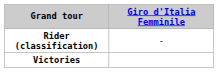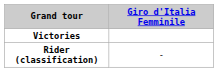rows swapped: (57, 41) <-> (57, 60)
